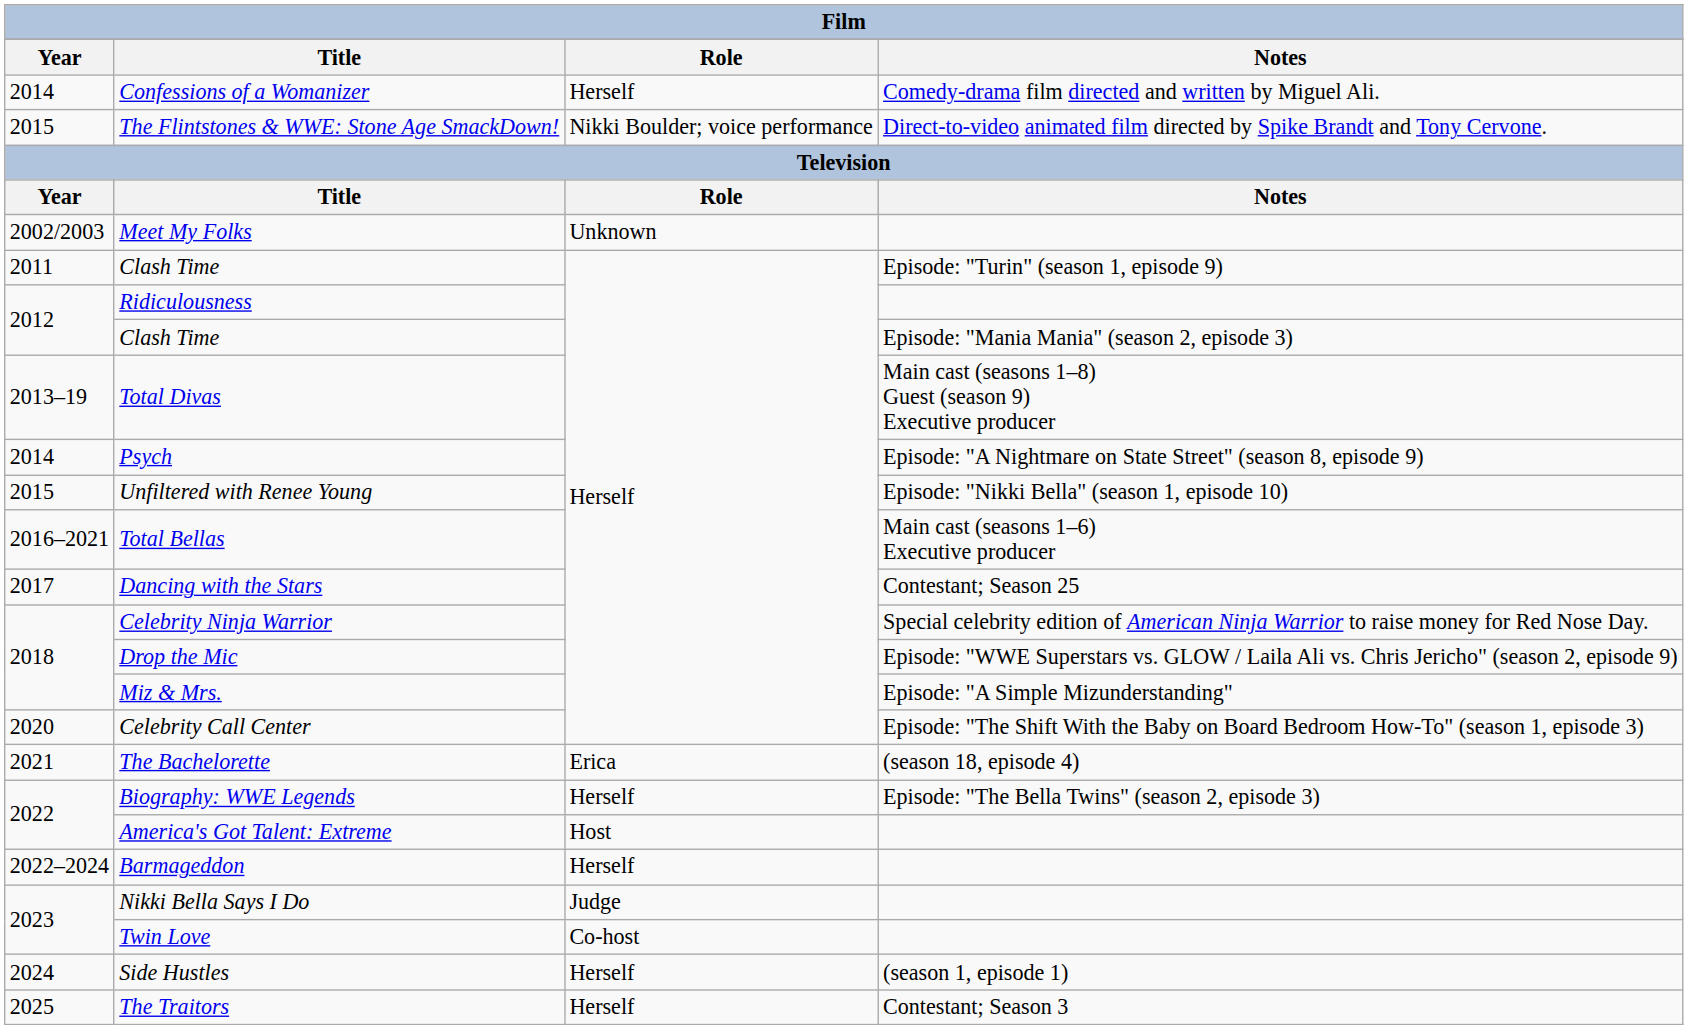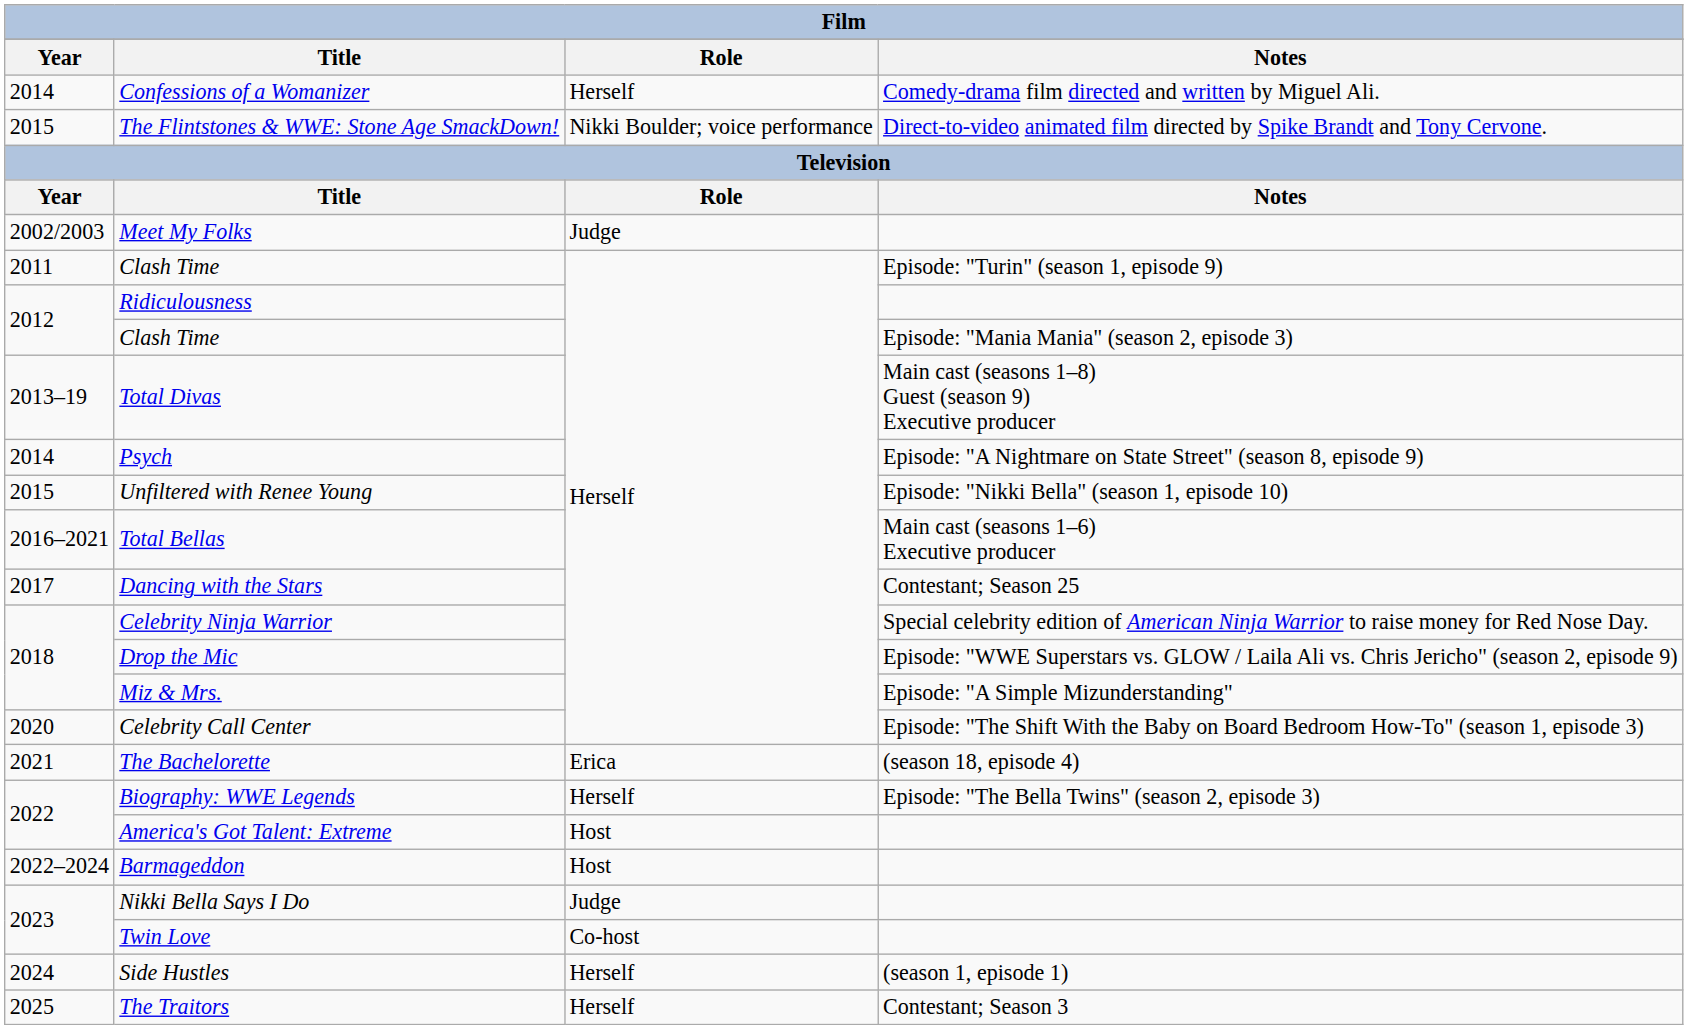(613, 232) Unknown -> (595, 232) Judge
(602, 866) Herself -> (590, 866) Host
